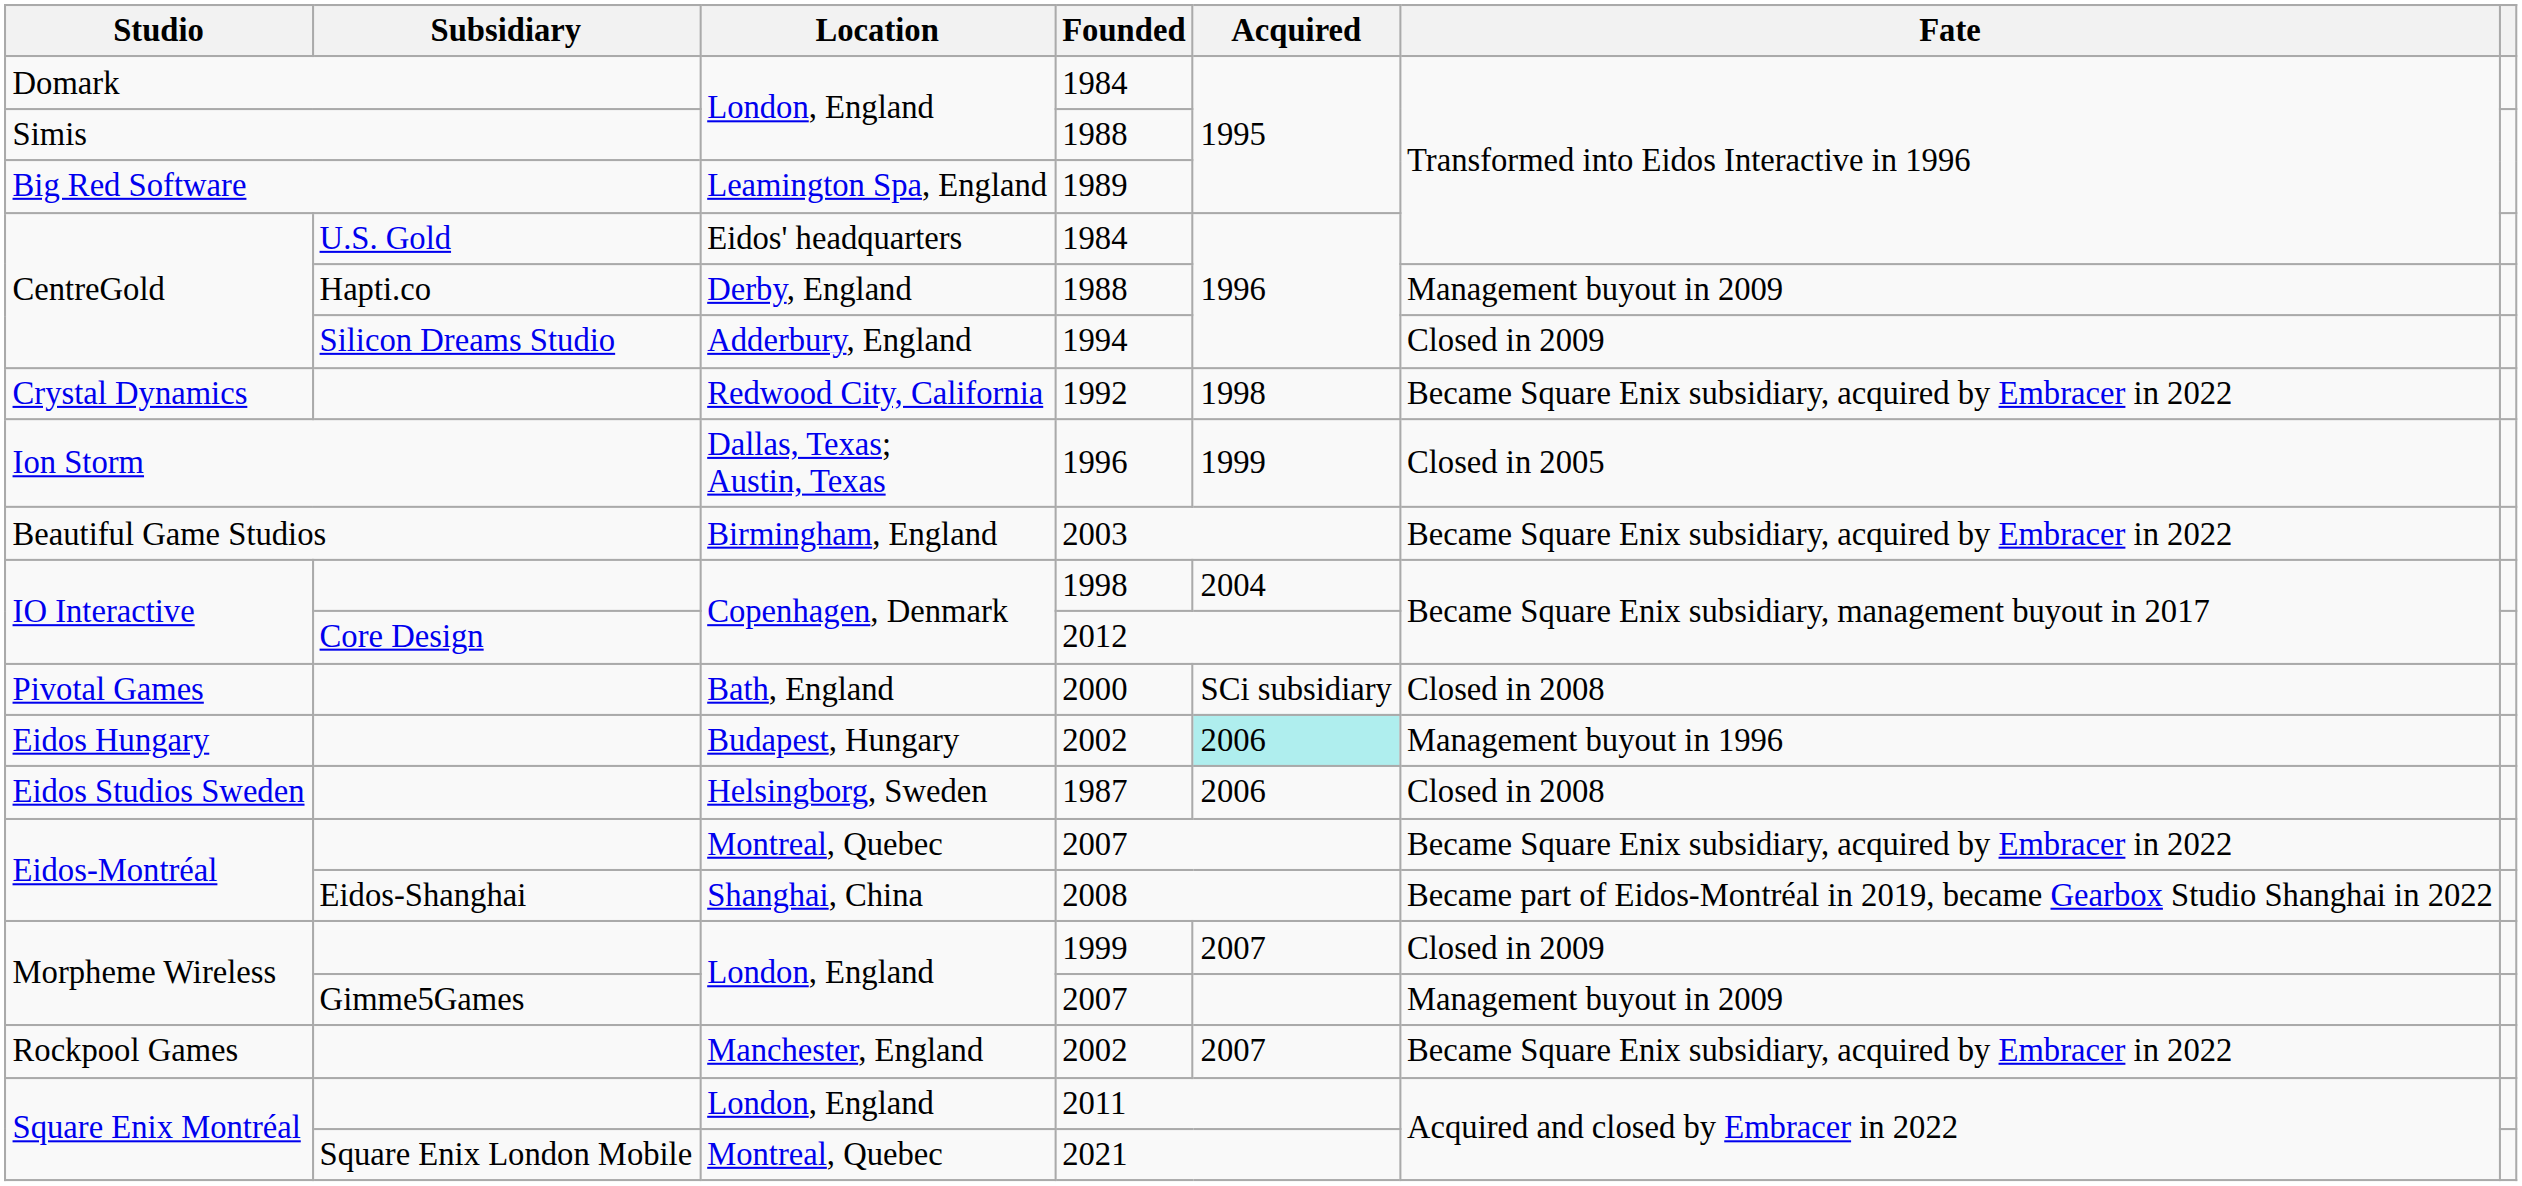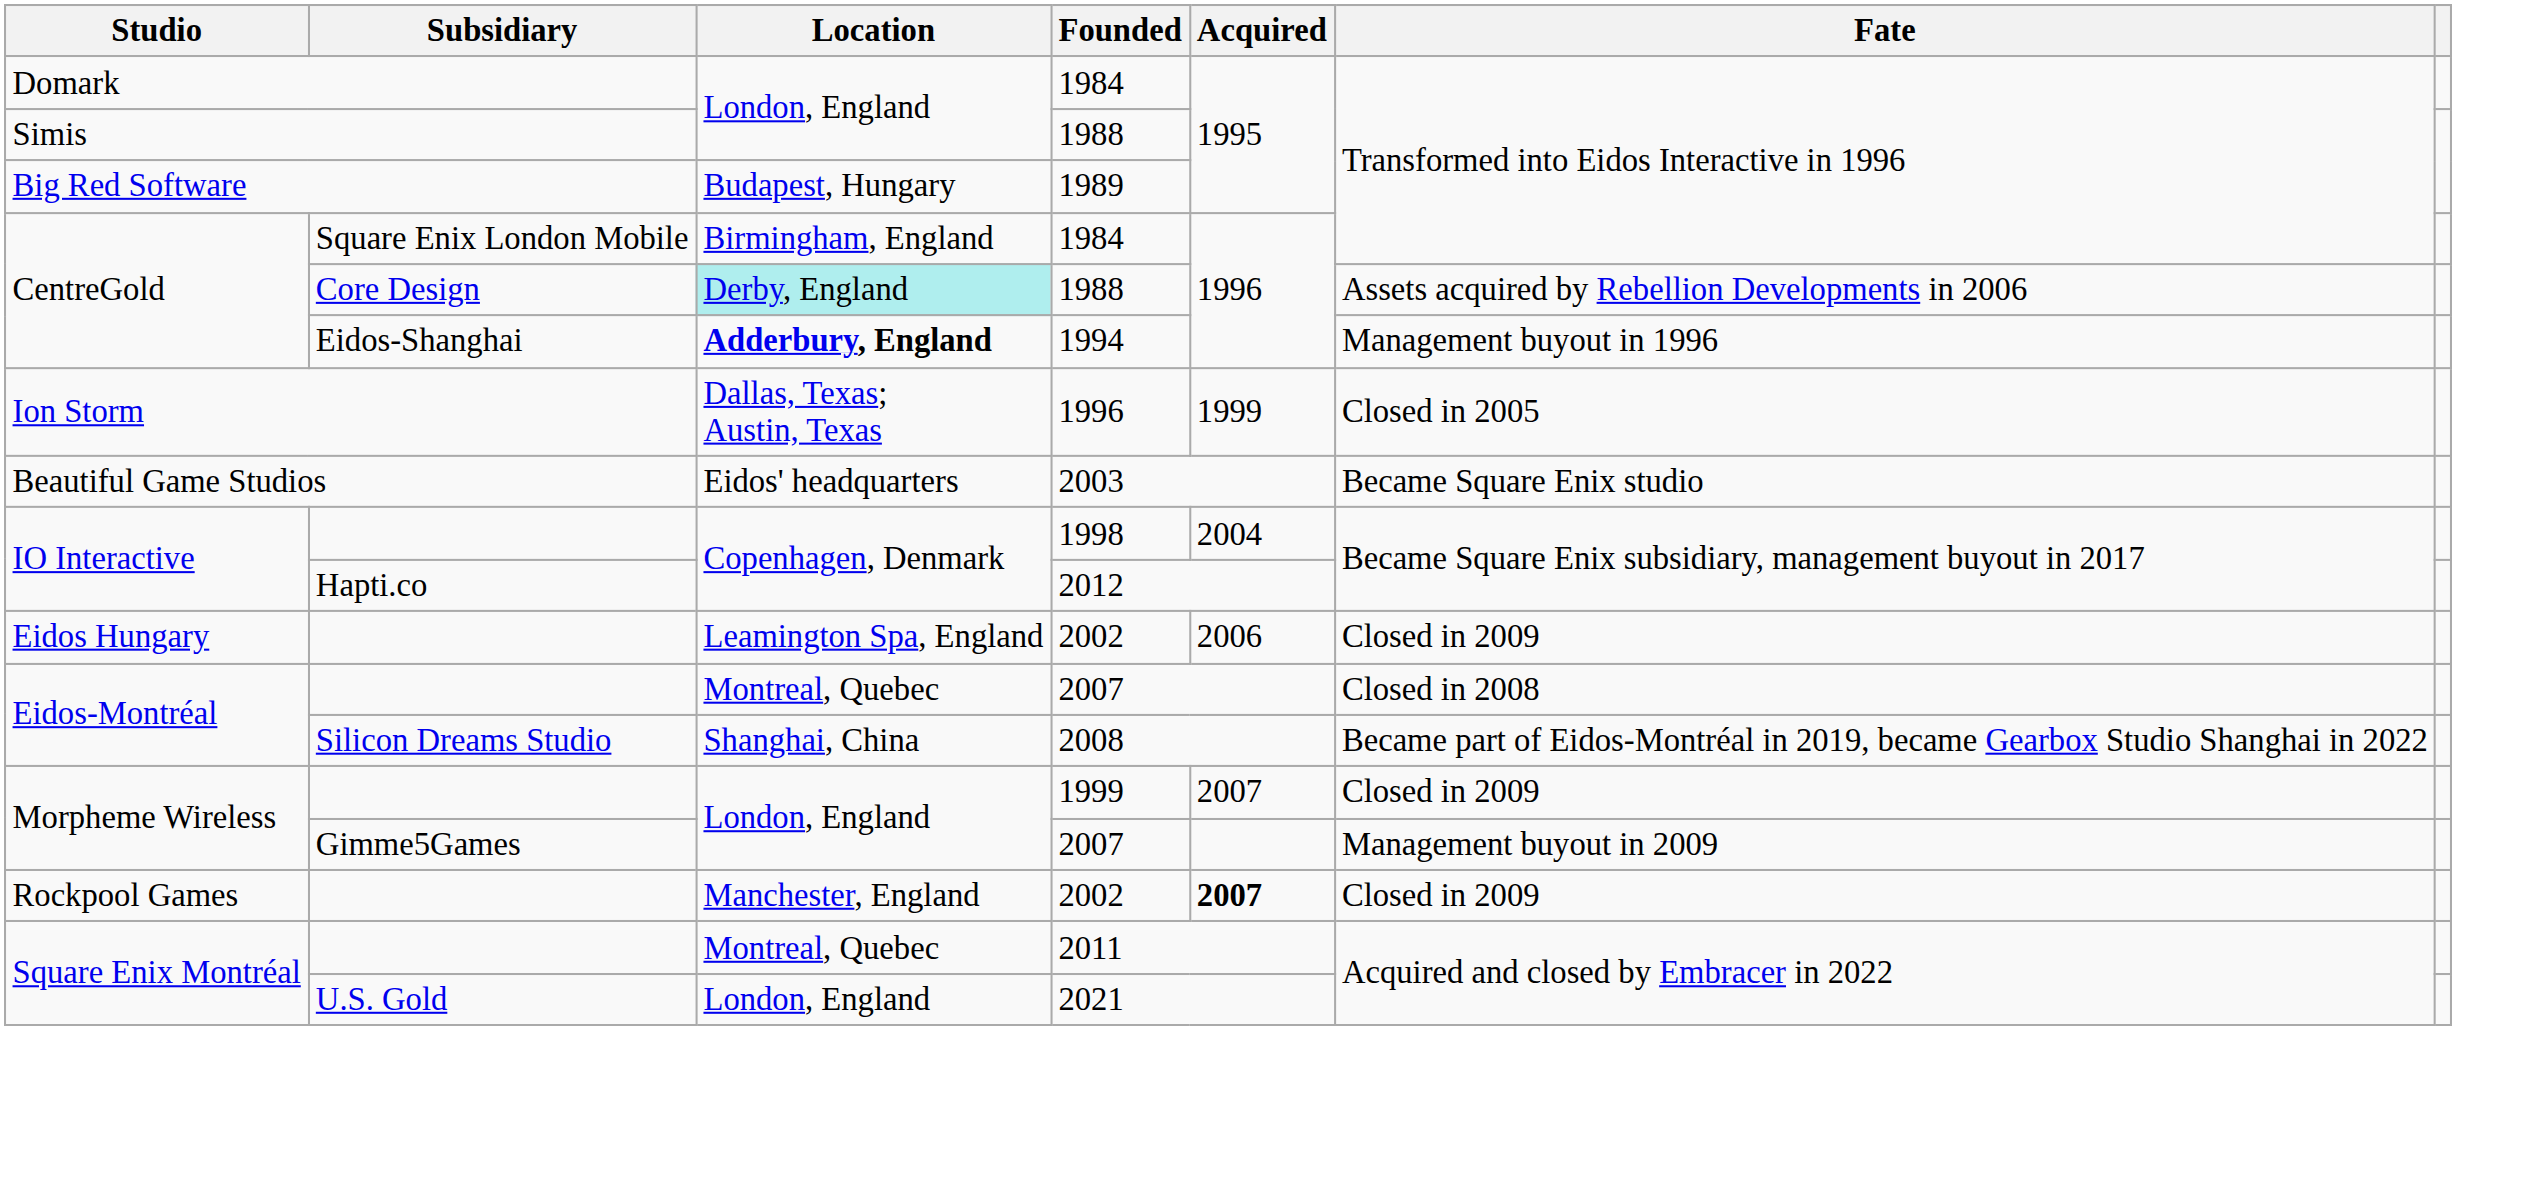(877, 185) Leamington Spa, England -> (829, 185) Budapest, Hungary
(385, 237) U.S. Gold -> (502, 237) Square Enix London Mobile
(835, 237) Eidos' headquarters -> (849, 237) Birmingham, England
(375, 289) Hapti.co -> (398, 289) Core Design
(809, 289) no background -> (806, 289) paleturquoise background
(1595, 289) Management buyout in 2009 -> (1685, 289) Assets acquired by Rebellion Developments in 2006
(467, 340) Silicon Dreams Studio -> (419, 340) Eidos-Shanghai
(839, 340) normal -> (848, 340) bold
(1506, 340) Closed in 2009 -> (1530, 340) Management buyout in 1996
- row: (130, 392)
(852, 532) Birmingham, England -> (831, 481) Eidos' headquarters
(1820, 532) Became Square Enix subsidiary, acquired by Embracer in 2022 -> (1523, 481) Became Square Enix studio
(402, 636) Core Design -> (372, 584) Hapti.co
- row: (108, 688)
(833, 740) Budapest, Hungary -> (873, 636) Leamington Spa, England
(1233, 740) paleturquoise background -> (1229, 636) no background
(1595, 740) Management buyout in 1996 -> (1441, 636) Closed in 2009
- row: (159, 791)
(1820, 843) Became Square Enix subsidiary, acquired by Embracer in 2022 -> (1441, 688) Closed in 2008
(423, 895) Eidos-Shanghai -> (464, 740) Silicon Dreams Studio
(1233, 1050) normal -> (1229, 895) bold
(1820, 1050) Became Square Enix subsidiary, acquired by Embracer in 2022 -> (1441, 895) Closed in 2009
(821, 1102) London, England -> (821, 947) Montreal, Quebec
(506, 1154) Square Enix London Mobile -> (382, 998) U.S. Gold
(825, 1154) Montreal, Quebec -> (817, 998) London, England
